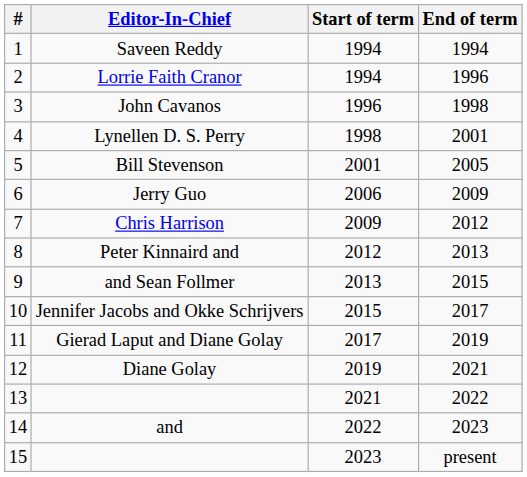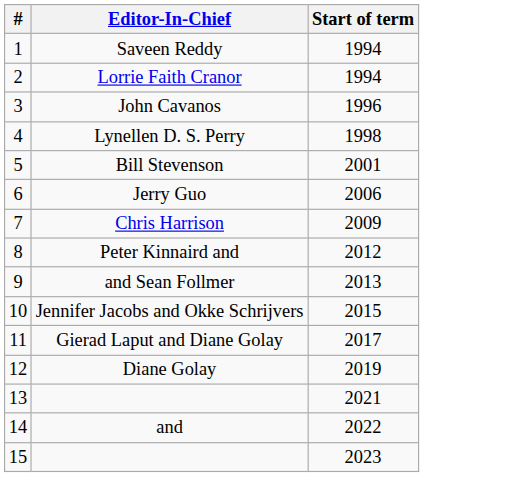- column: (470, 19)
